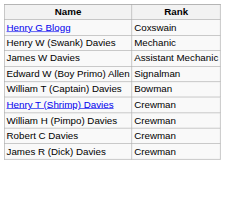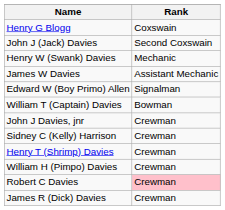+ row: (52, 43)
+ row: (45, 120)
+ row: (61, 136)
(155, 136) no background -> (155, 182) pink background
